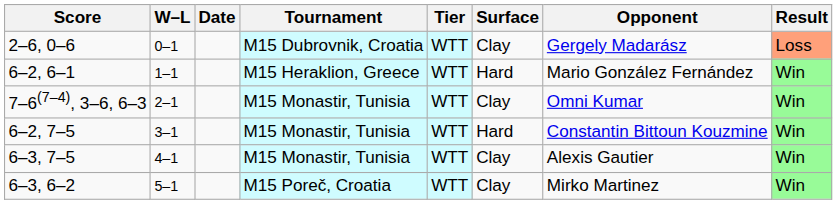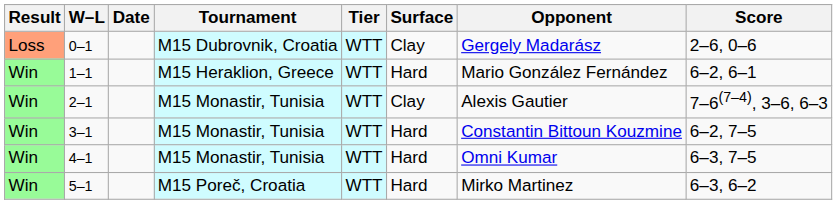columns swapped: (802, 18) <-> (77, 18)
(595, 101) Omni Kumar -> (514, 101) Alexis Gautier
(493, 158) Clay -> (409, 158) Hard
(600, 158) Alexis Gautier -> (509, 158) Omni Kumar
(493, 185) Clay -> (409, 185) Hard
